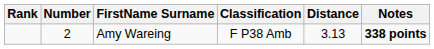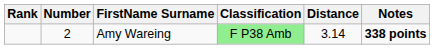(261, 34) no background -> (261, 34) lightgreen background
(333, 34) 3.13 -> (333, 34) 3.14
